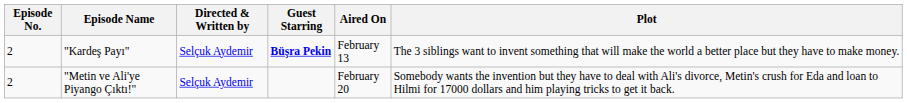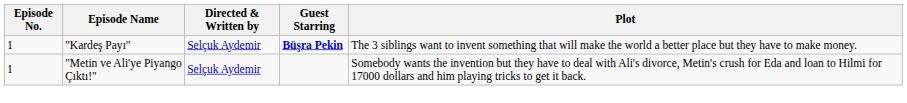- column: (363, 20)
(10, 51) 2 -> (10, 44) 1
(10, 82) 2 -> (10, 69) 1
